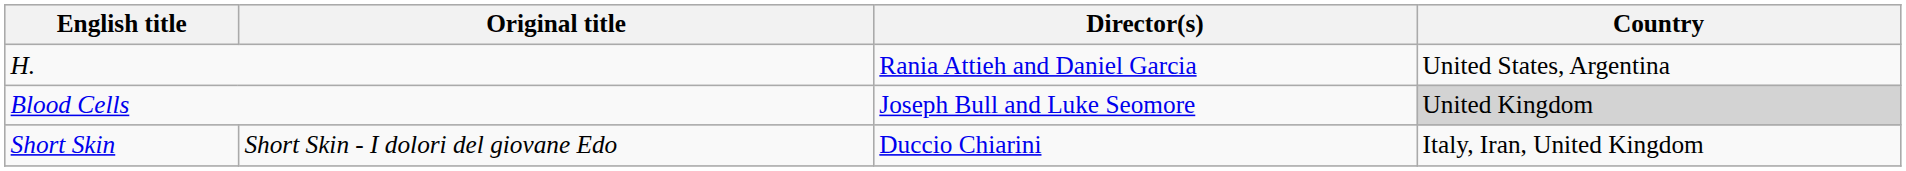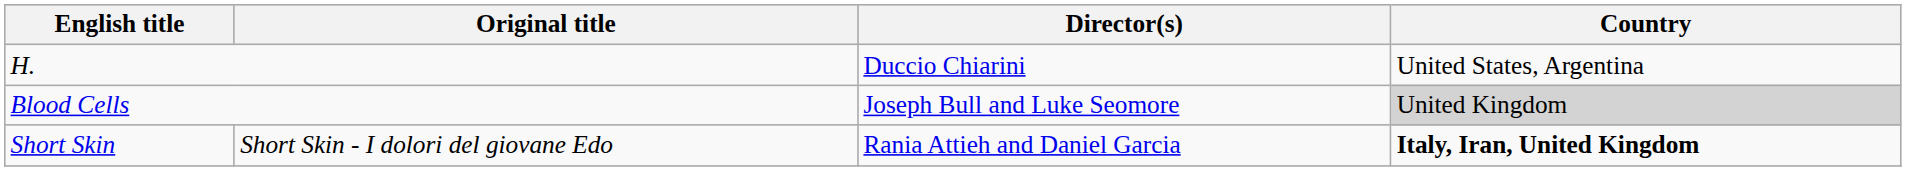(1038, 64) Rania Attieh and Daniel Garcia -> (945, 64) Duccio Chiarini
(960, 144) Duccio Chiarini -> (1022, 144) Rania Attieh and Daniel Garcia
(1563, 144) normal -> (1548, 144) bold
